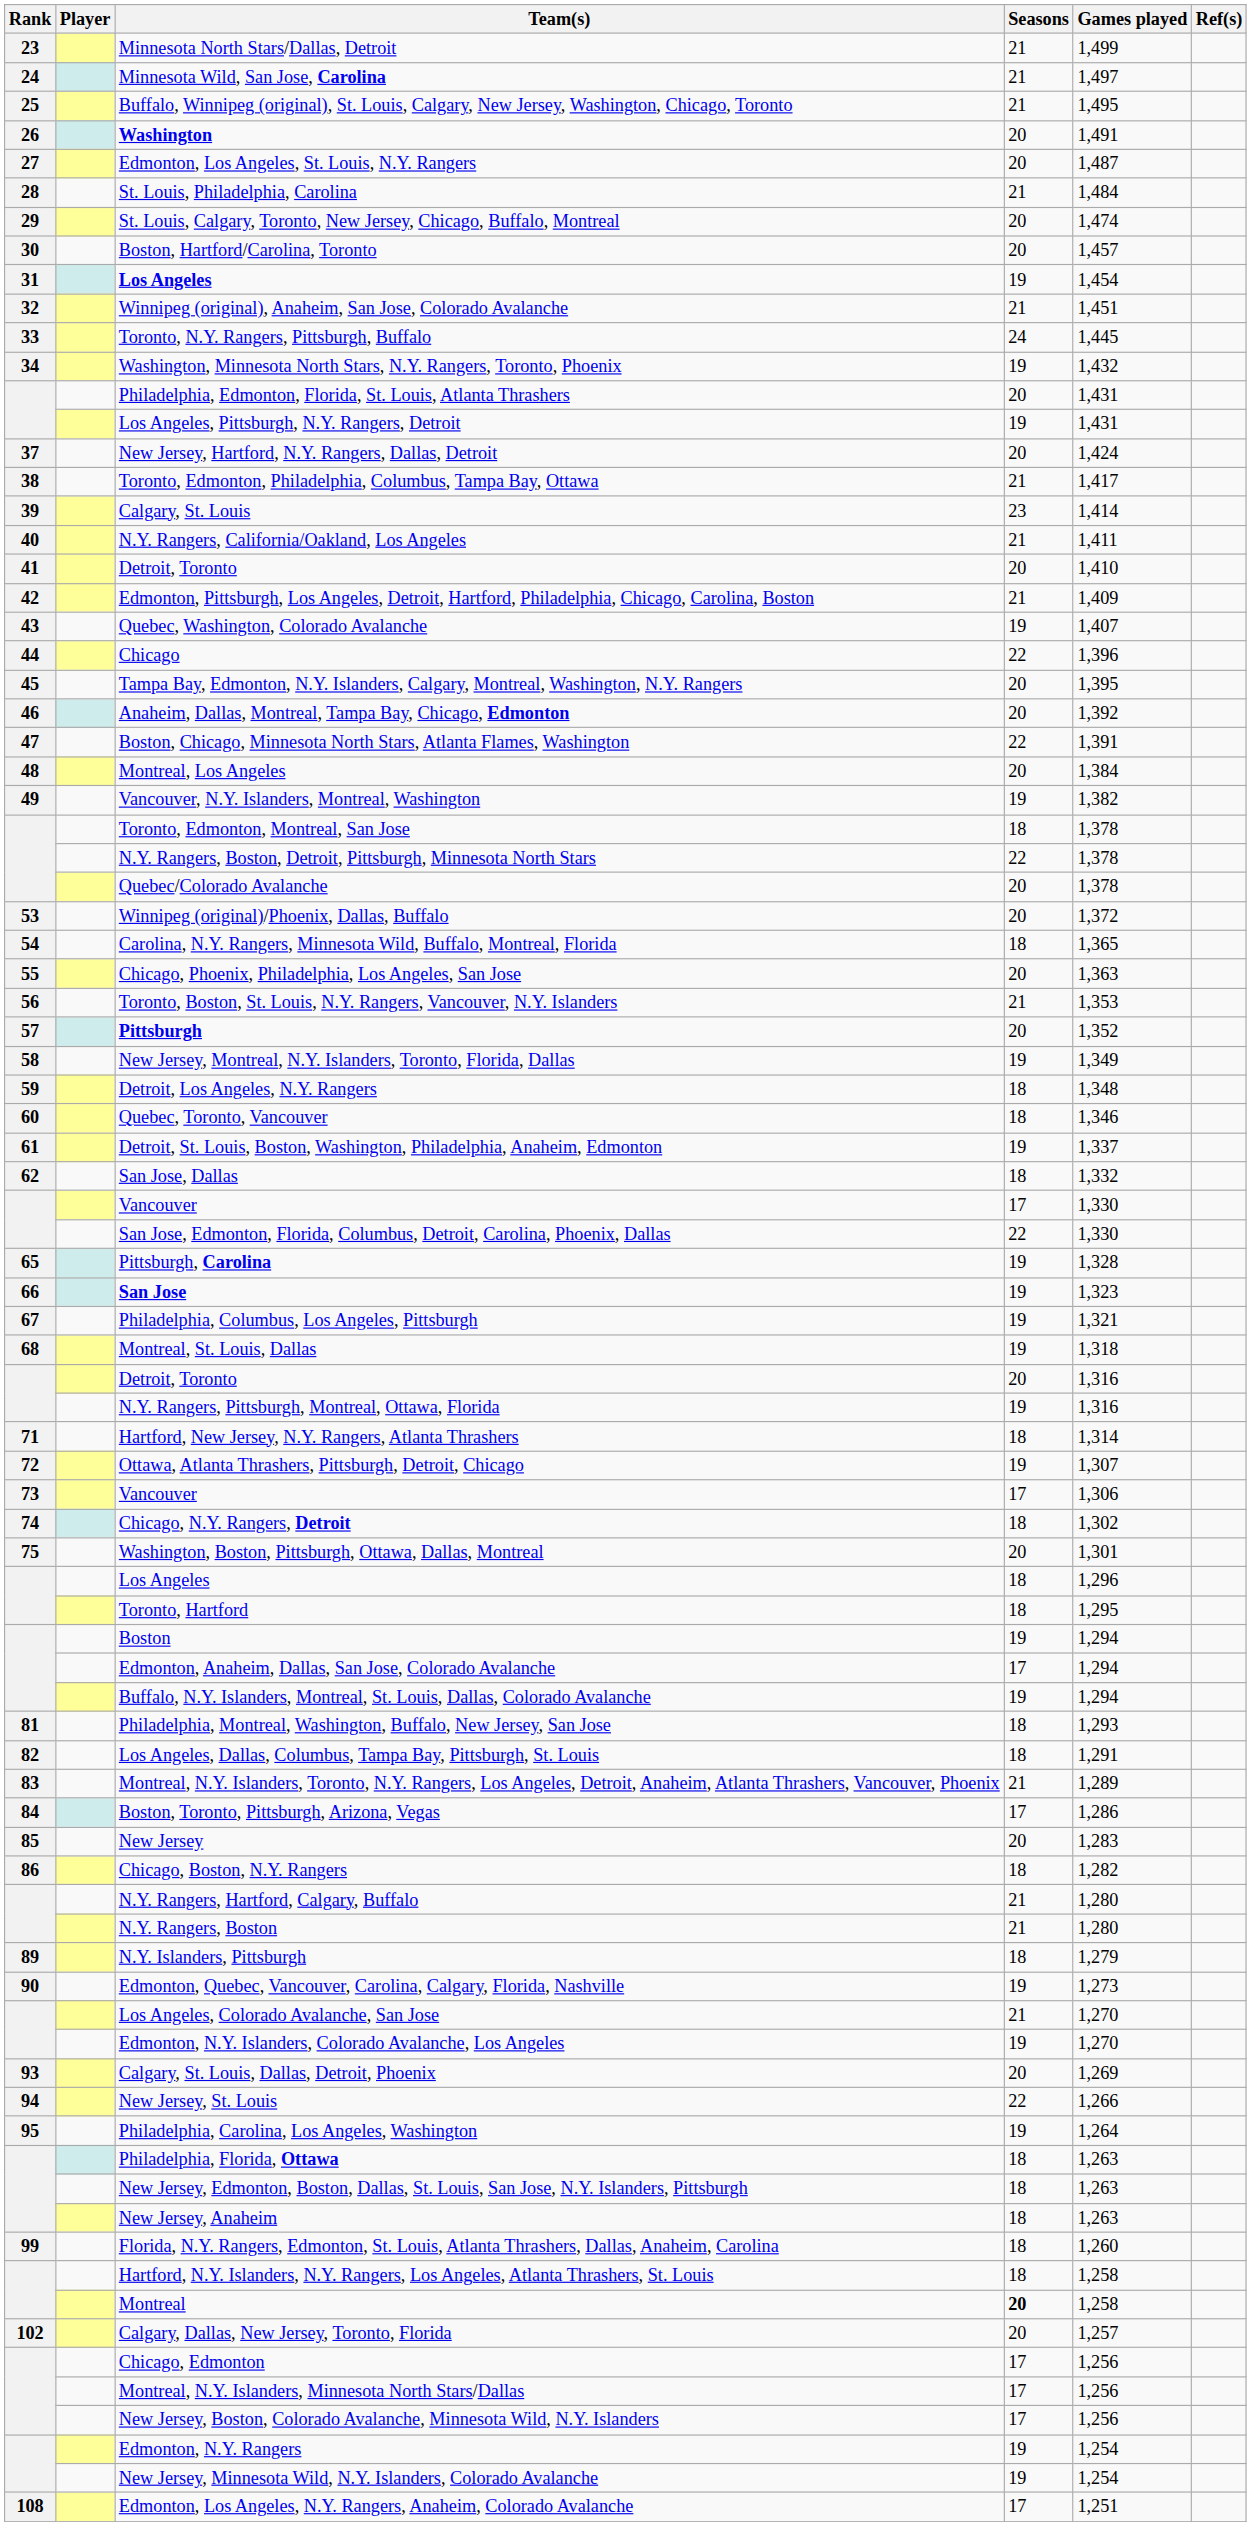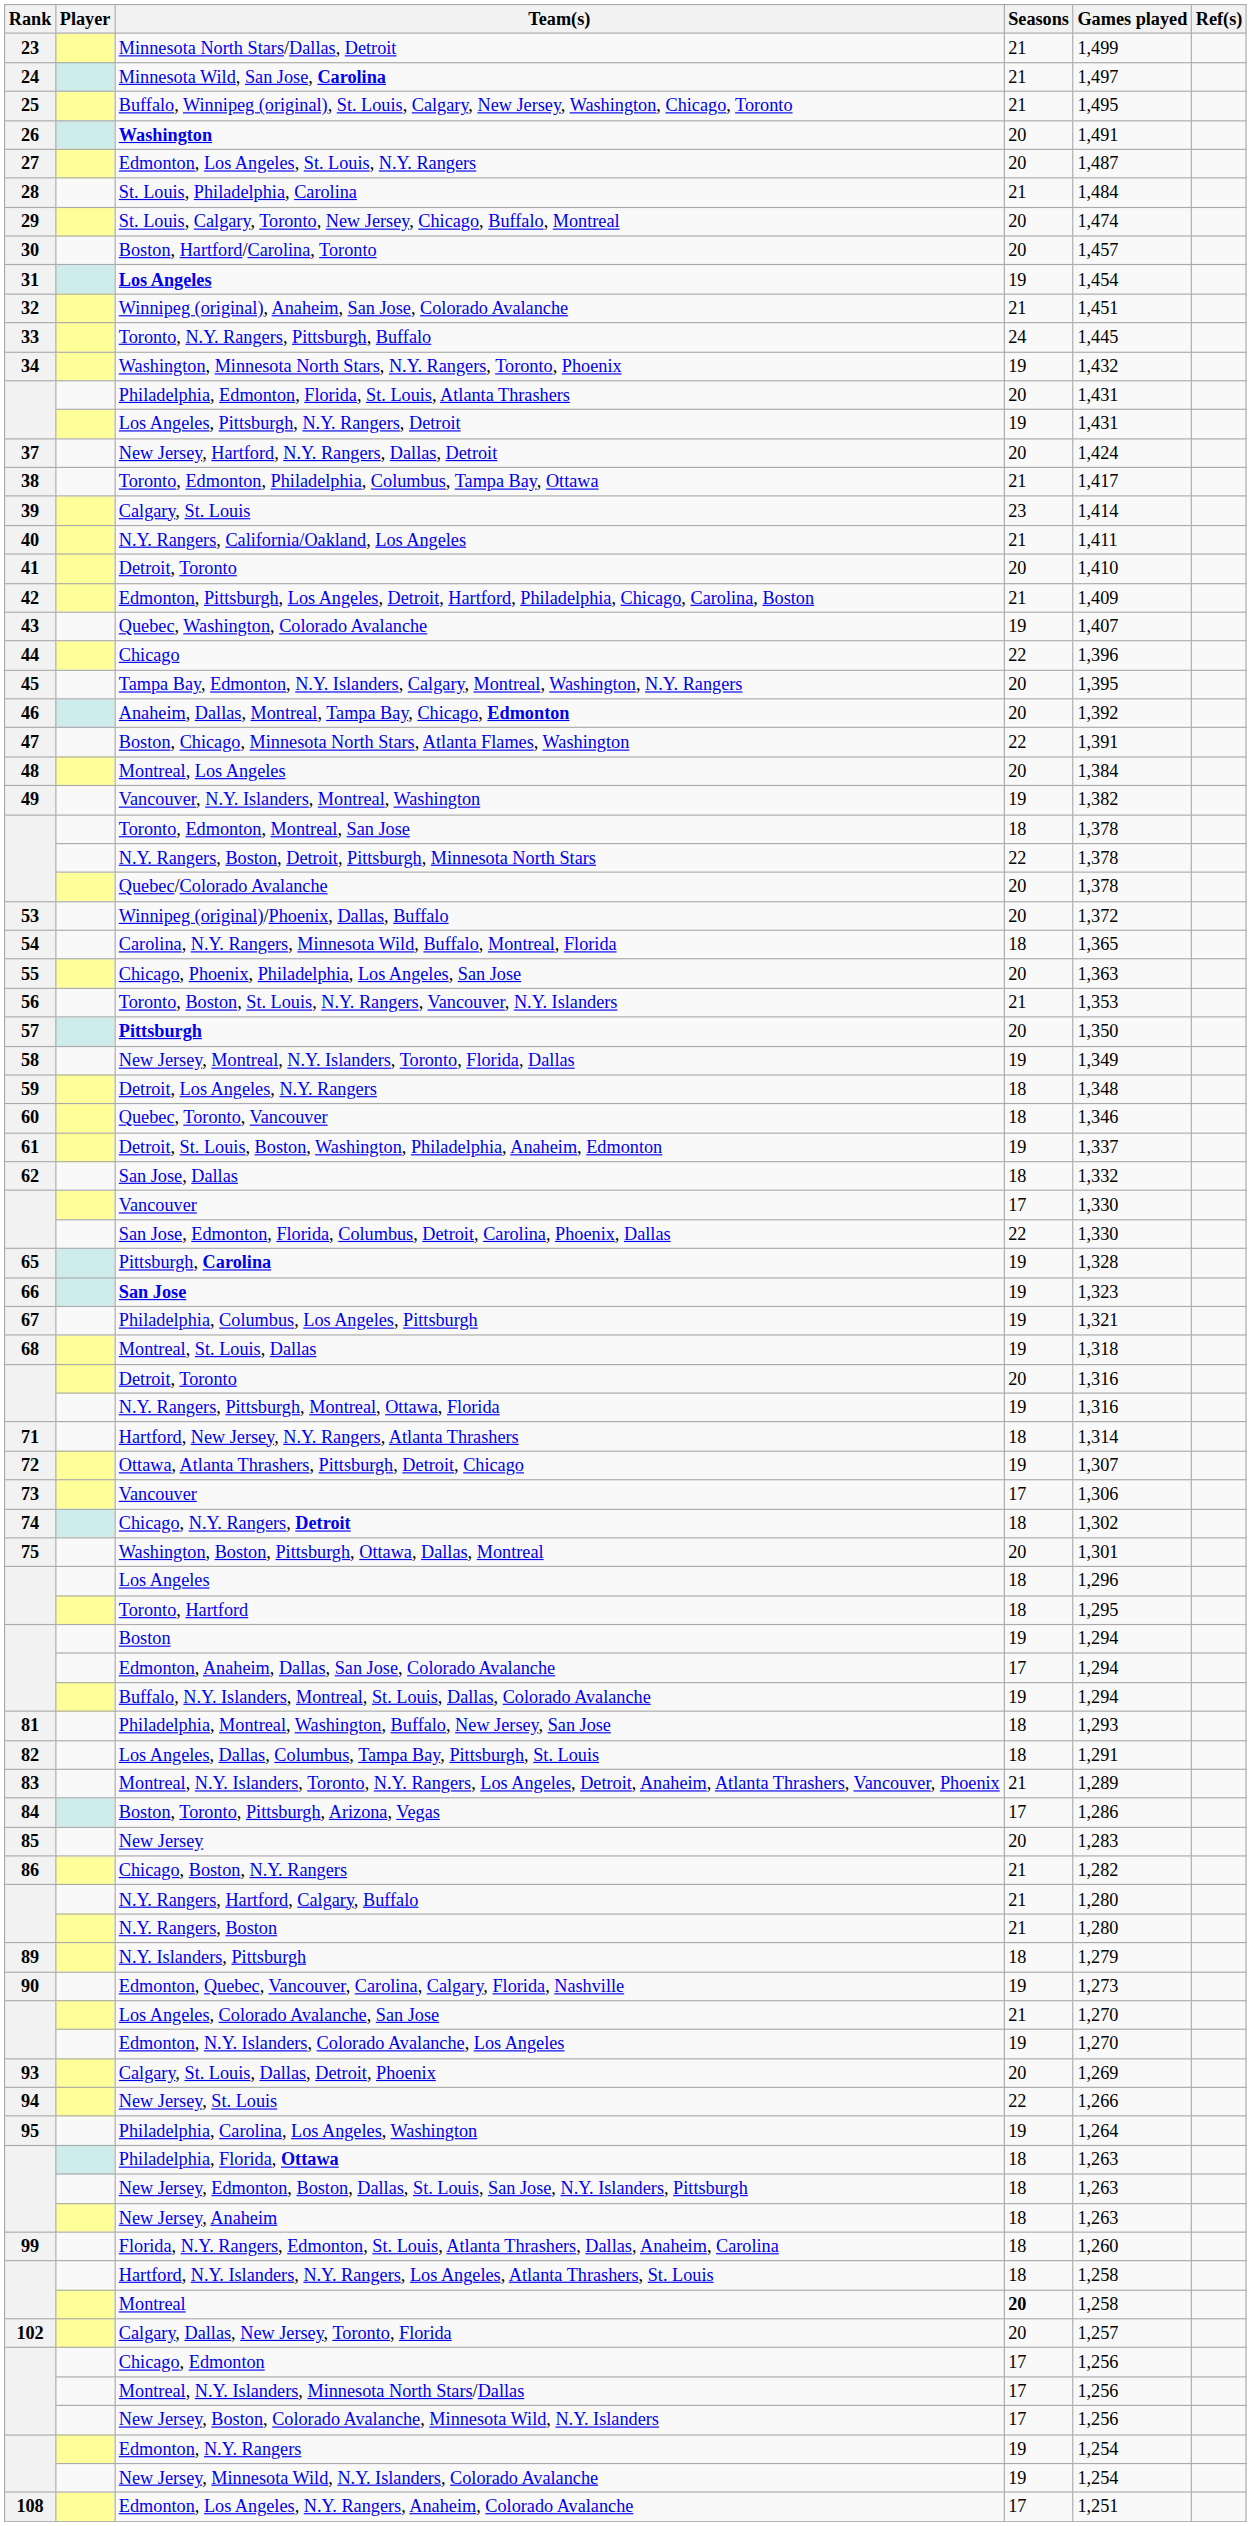(1098, 1031) 1,352 -> (1098, 1031) 1,350
(1017, 1870) 18 -> (1017, 1870) 21
